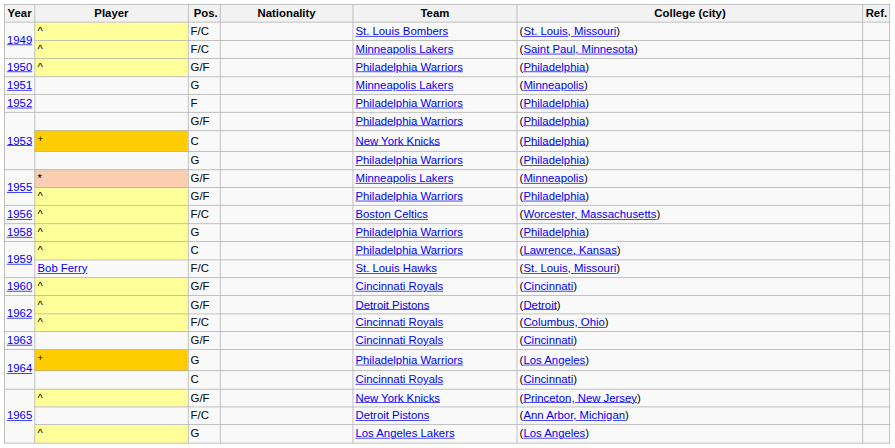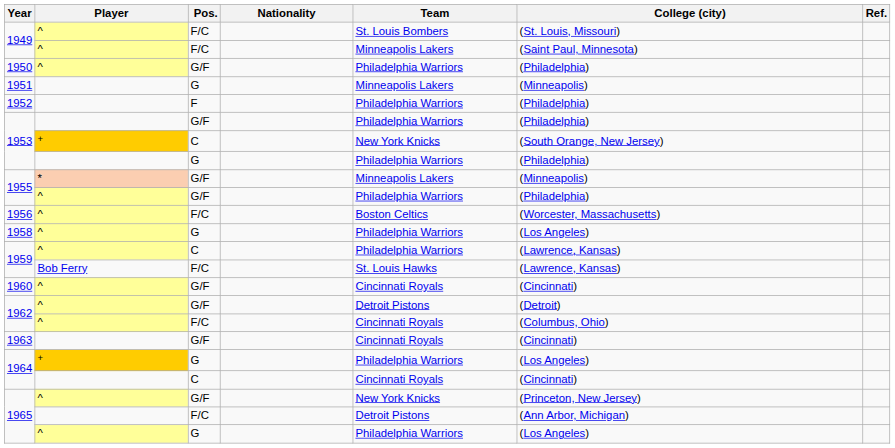(554, 141) (Philadelphia) -> (592, 141) (South Orange, New Jersey)
(554, 232) (Philadelphia) -> (554, 232) (Los Angeles)
(570, 268) (St. Louis, Missouri) -> (570, 268) (Lawrence, Kansas)
(405, 434) Los Angeles Lakers -> (409, 434) Philadelphia Warriors
